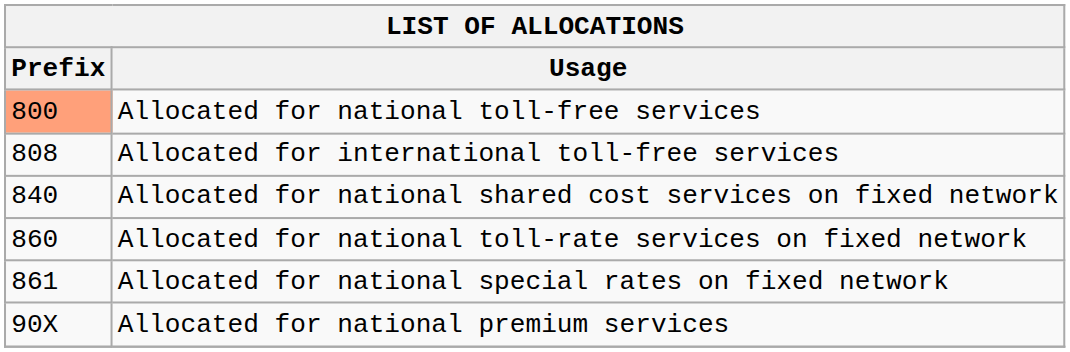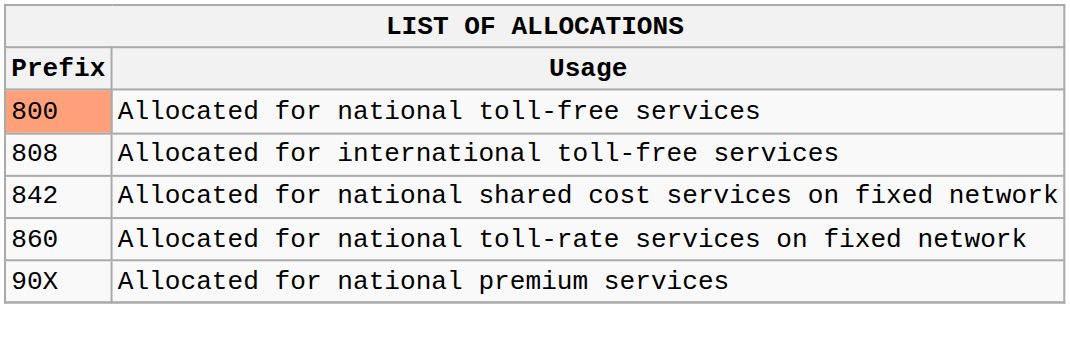(35, 197) 840 -> (35, 197) 842
- row: (533, 282)
